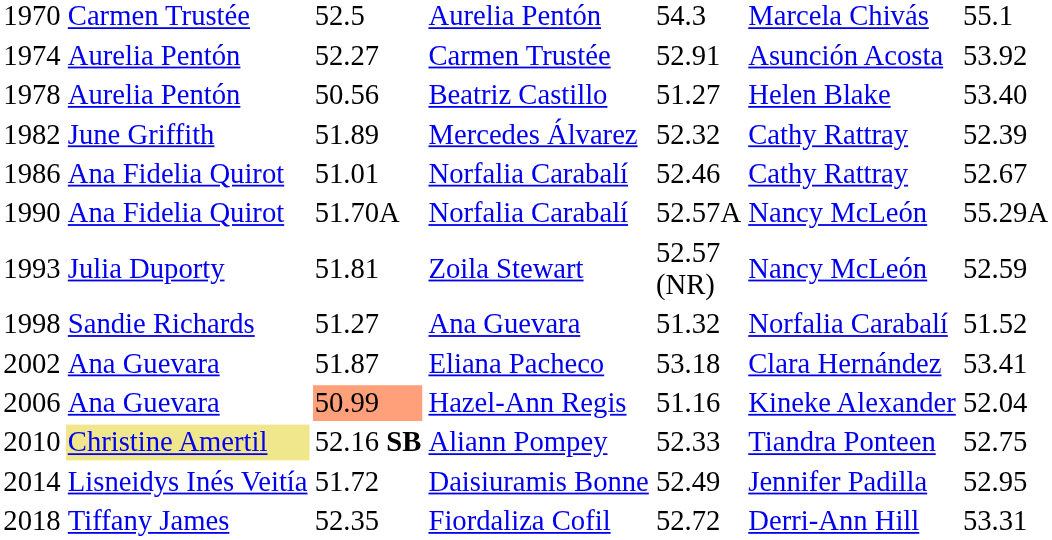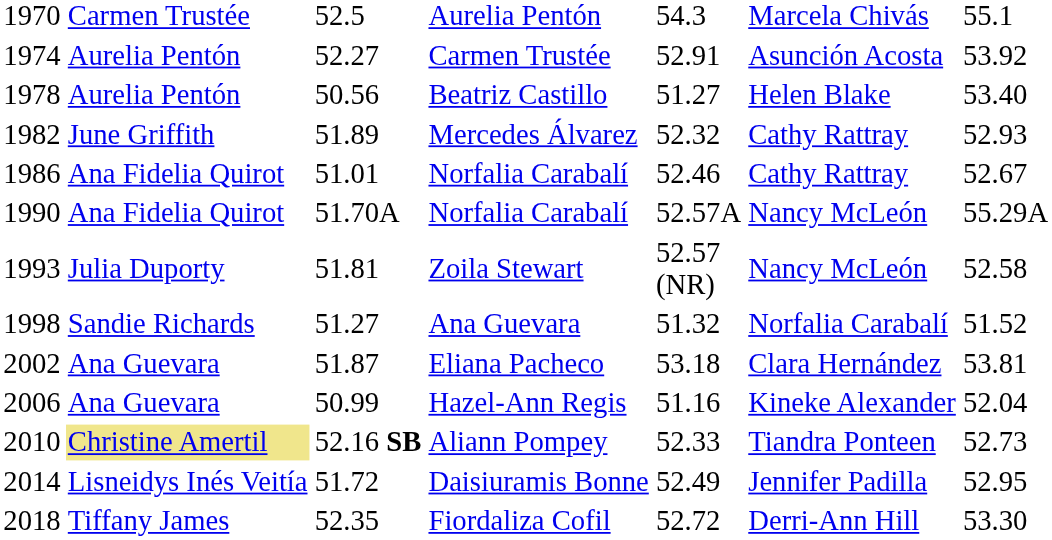(995, 134) 52.39 -> (995, 134) 52.93
(995, 268) 52.59 -> (995, 268) 52.58
(995, 363) 53.41 -> (995, 363) 53.81
(347, 402) lightsalmon background -> (347, 402) no background
(995, 442) 52.75 -> (995, 442) 52.73
(995, 520) 53.31 -> (995, 520) 53.30
